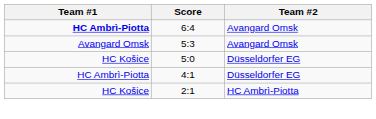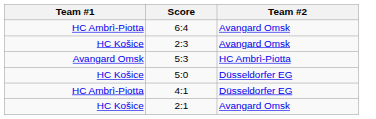(111, 28) bold -> (108, 28) normal
+ row: (181, 43)
(262, 43) Avangard Omsk -> (255, 59) HC Ambrì-Piotta
(263, 91) HC Ambrì-Piotta -> (255, 106) Avangard Omsk
